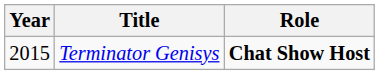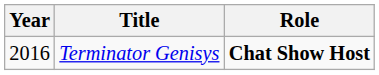(30, 52) 2015 -> (30, 52) 2016
